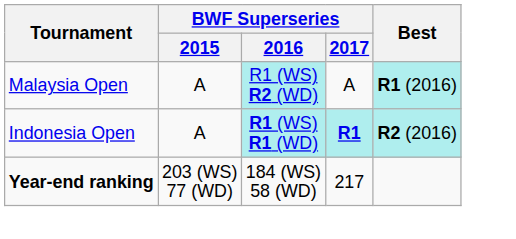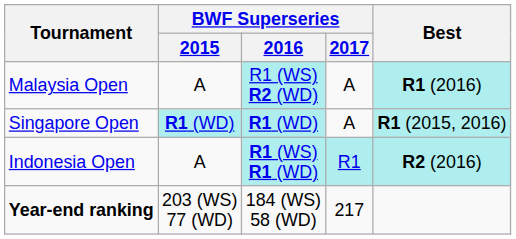+ row: (74, 124)
(349, 134) bold -> (349, 162) normal
